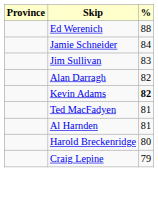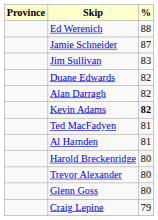(146, 45) 84 -> (146, 45) 87
+ row: (82, 77)
+ row: (86, 175)
+ row: (74, 191)
